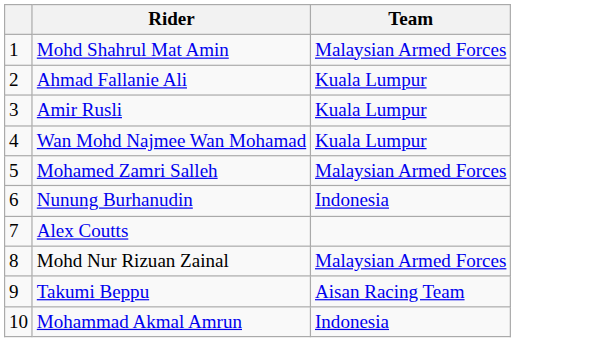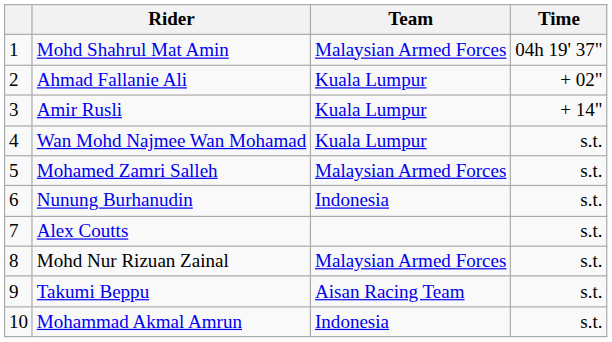+ column: (559, 19)
